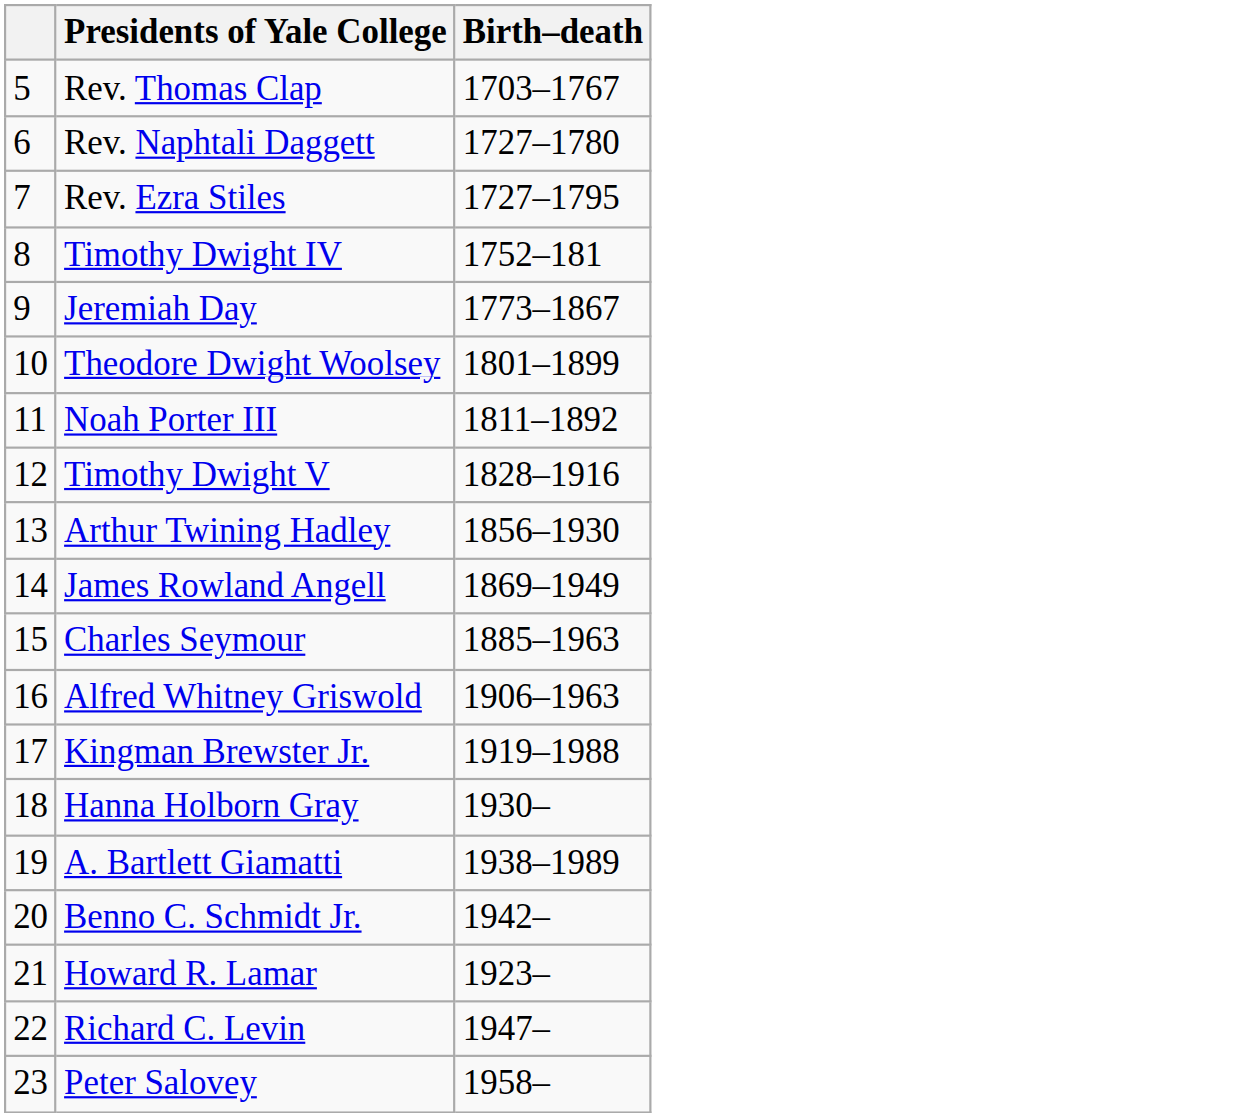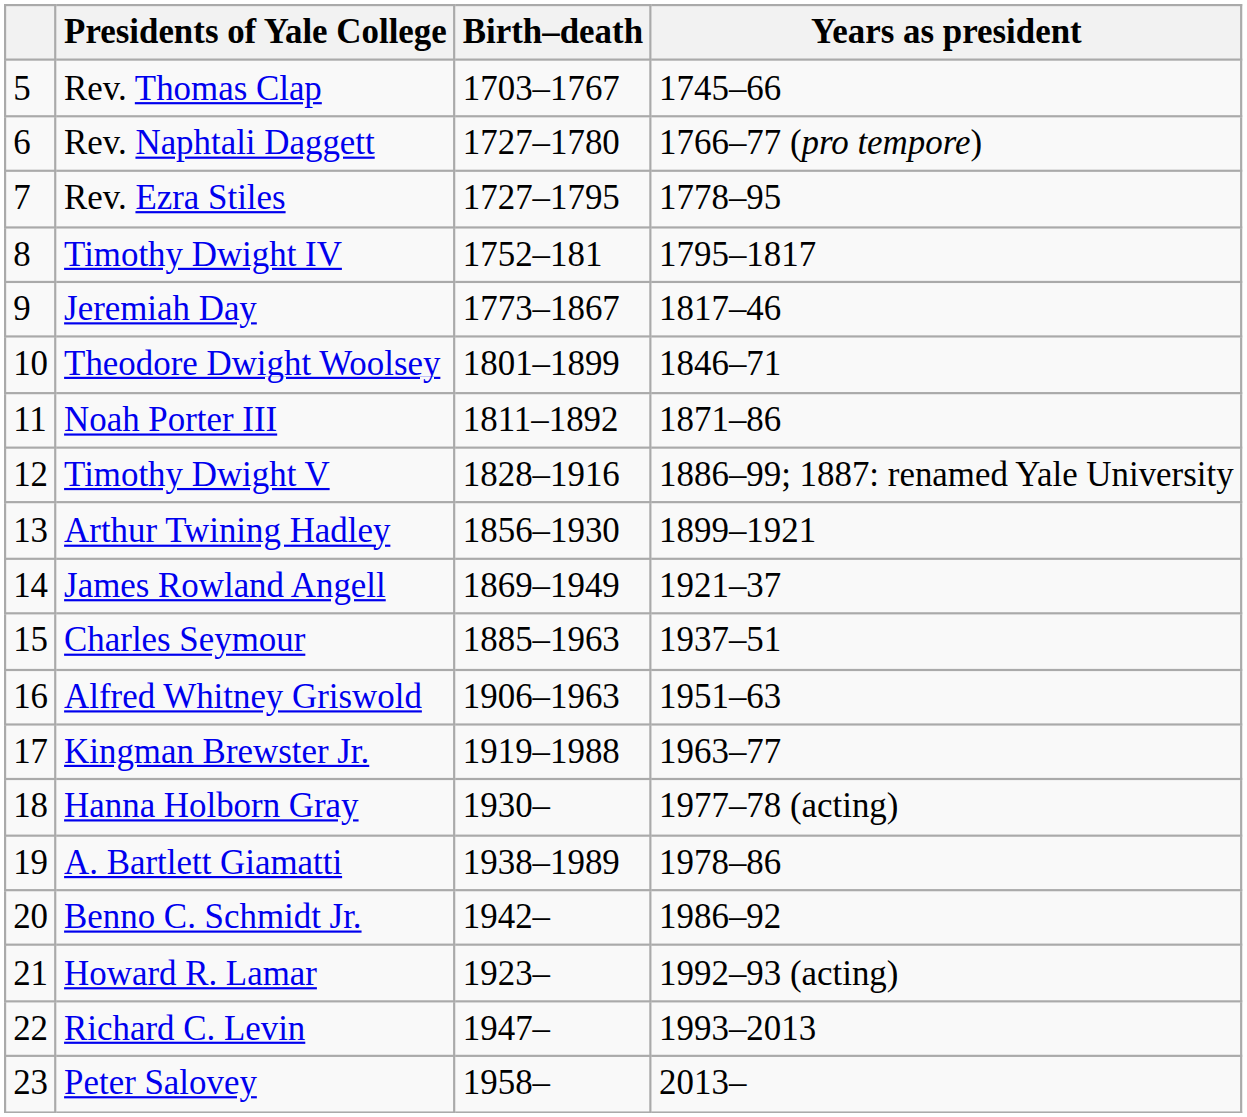+ column: (946, 32)
